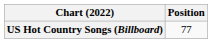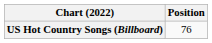(186, 30) 77 -> (186, 30) 76
